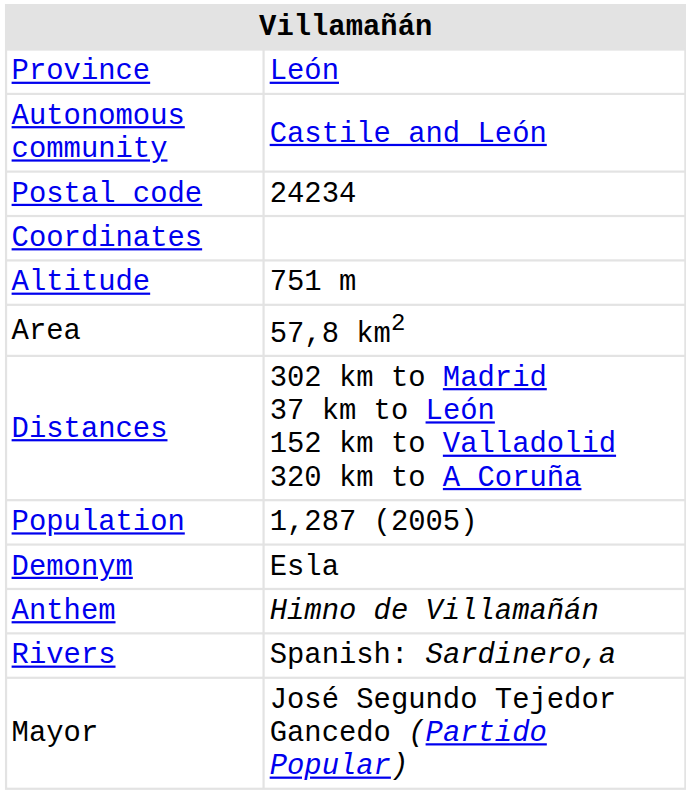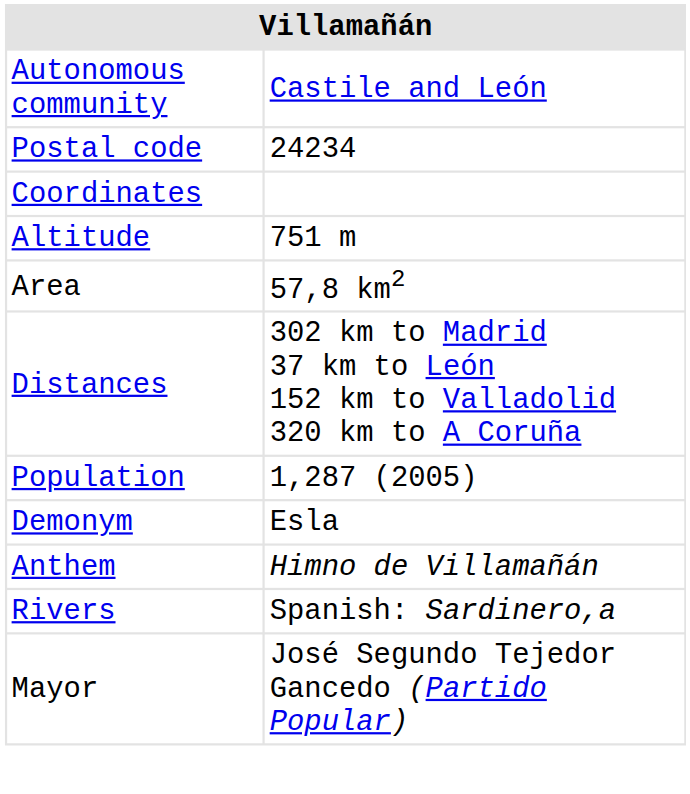- row: (81, 72)
